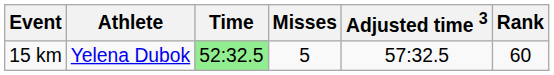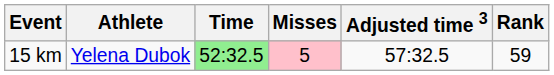(305, 56) no background -> (305, 56) pink background
(520, 56) 60 -> (520, 56) 59
